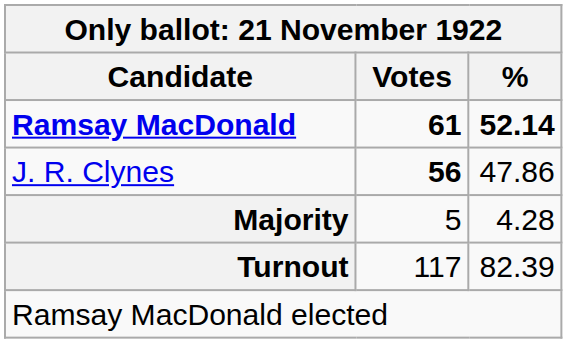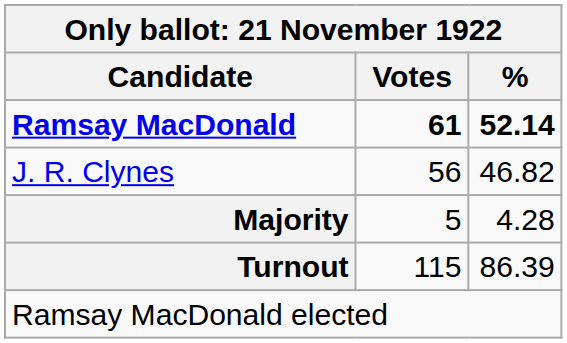(445, 172) bold -> (445, 172) normal
(517, 172) 47.86 -> (517, 172) 46.82
(438, 267) 117 -> (438, 267) 115
(517, 267) 82.39 -> (517, 267) 86.39
